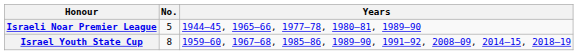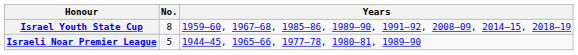rows swapped: (82, 27) <-> (82, 42)
